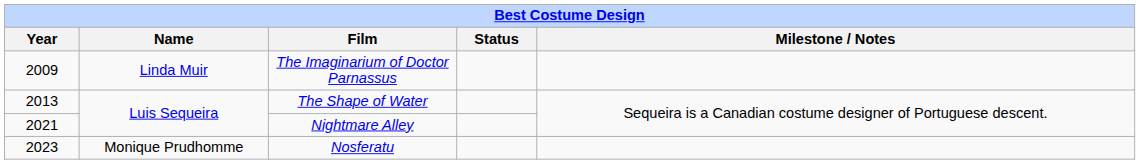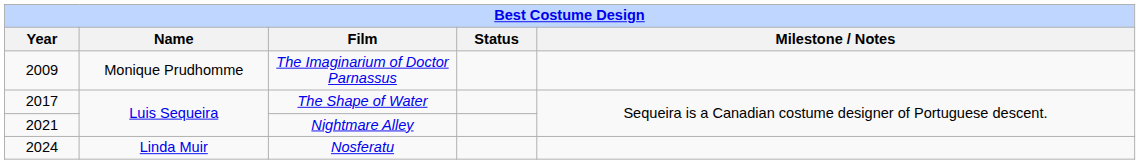(174, 70) Linda Muir -> (174, 70) Monique Prudhomme
(42, 101) 2013 -> (42, 101) 2017
(42, 147) 2023 -> (42, 147) 2024
(174, 147) Monique Prudhomme -> (174, 147) Linda Muir
